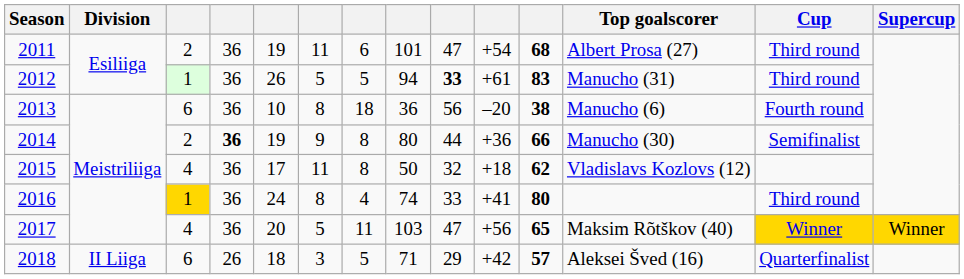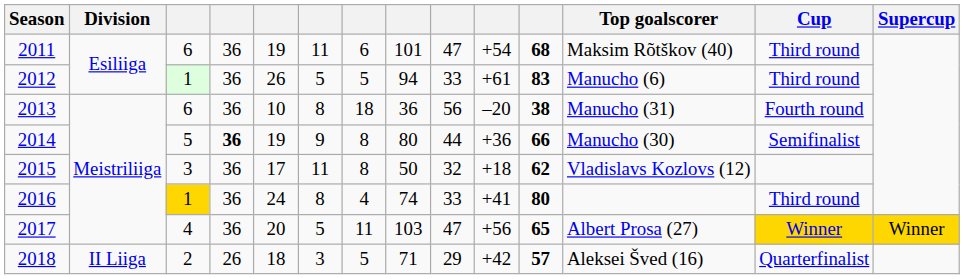(188, 49) 2 -> (188, 49) 6
(633, 49) Albert Prosa (27) -> (650, 49) Maksim Rõtškov (40)
(452, 79) bold -> (452, 79) normal
(621, 79) Manucho (31) -> (616, 79) Manucho (6)
(616, 109) Manucho (6) -> (621, 109) Manucho (31)
(188, 139) 2 -> (188, 139) 5
(188, 169) 4 -> (188, 169) 3
(650, 229) Maksim Rõtškov (40) -> (633, 229) Albert Prosa (27)
(188, 259) 6 -> (188, 259) 2
